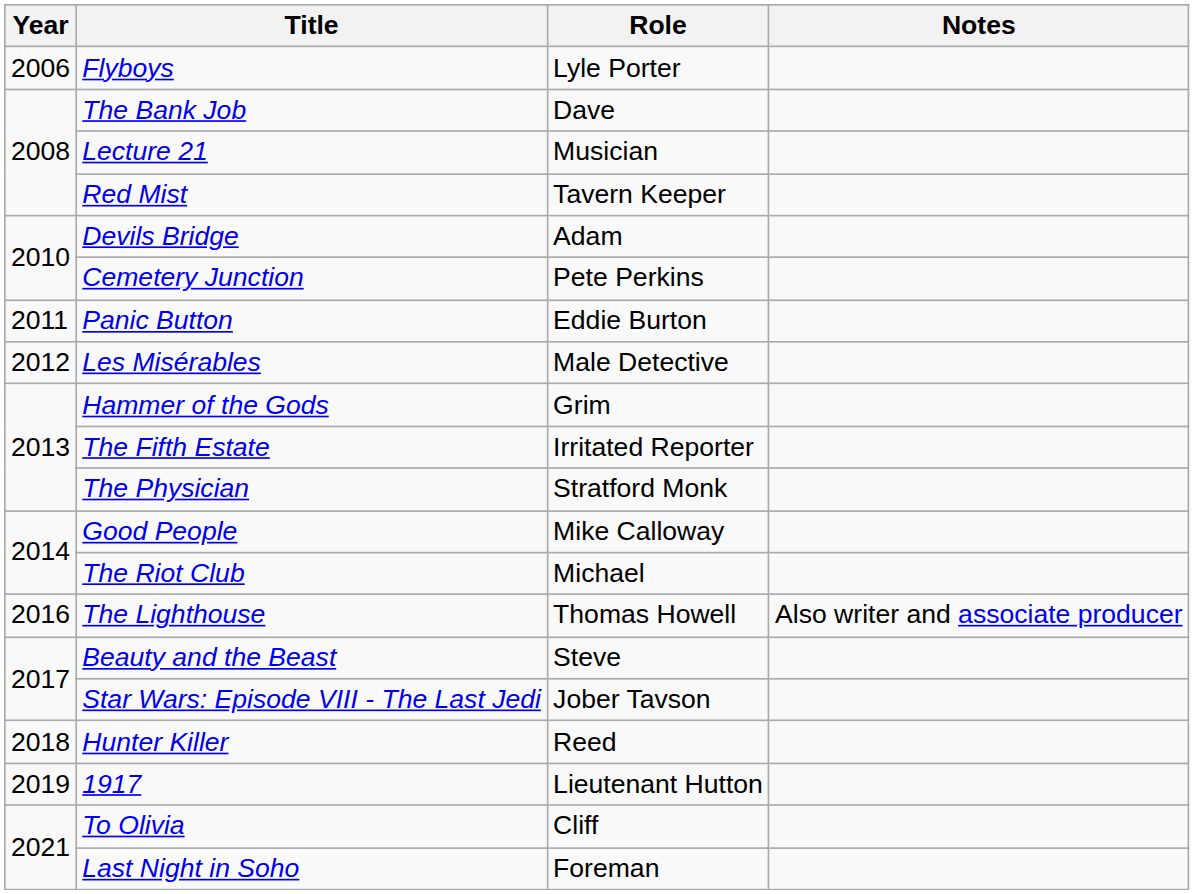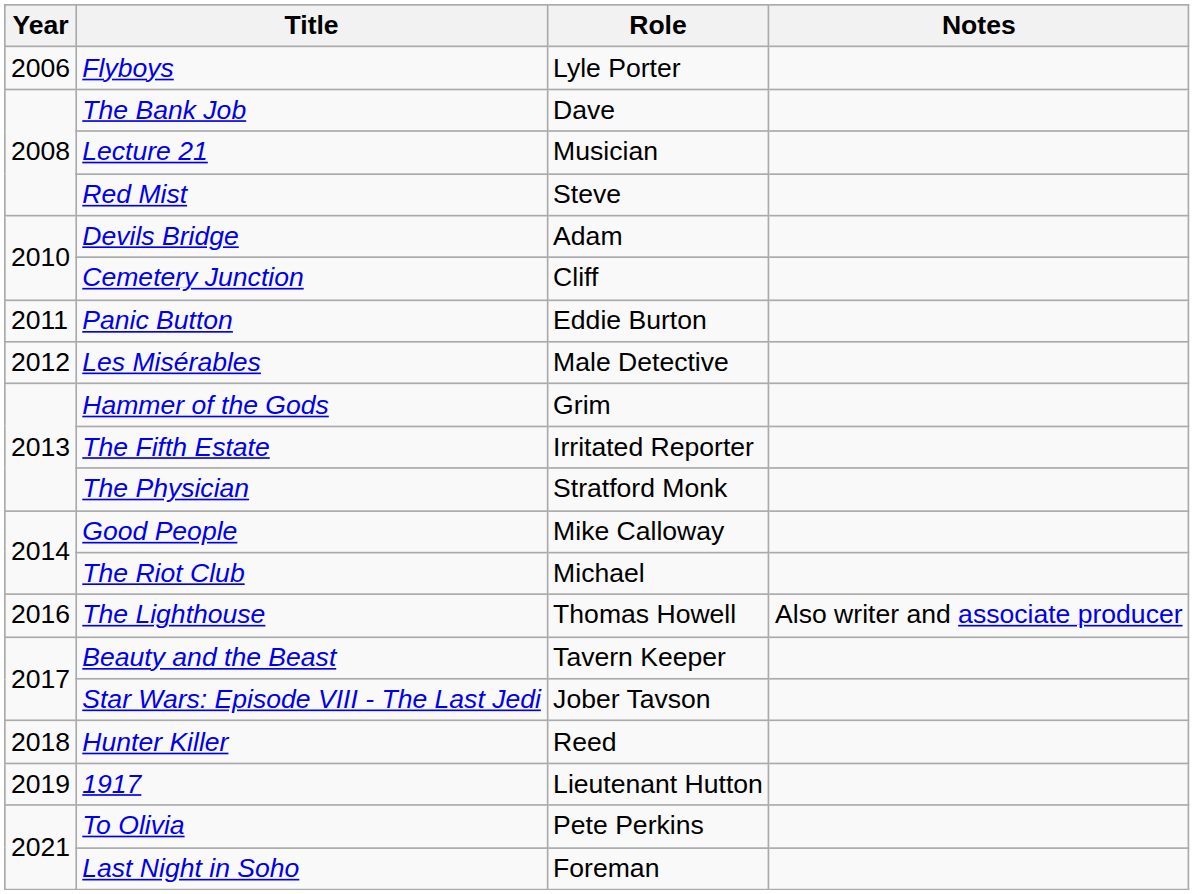(639, 194) Tavern Keeper -> (587, 194) Steve
(628, 278) Pete Perkins -> (576, 278) Cliff
(587, 657) Steve -> (639, 657) Tavern Keeper
(576, 825) Cliff -> (628, 825) Pete Perkins
